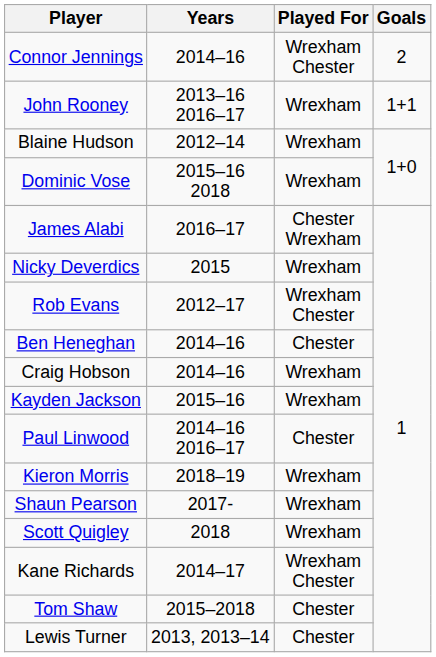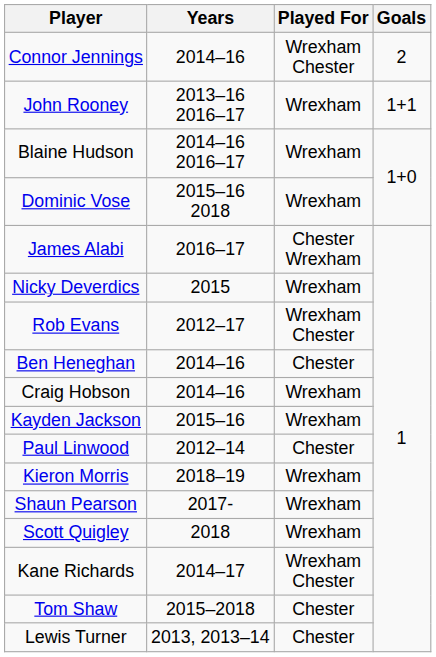(210, 143) 2012–14 -> (210, 153) 2014–16 2016–17
(210, 438) 2014–16 2016–17 -> (210, 448) 2012–14
